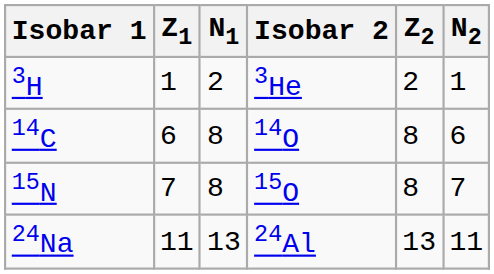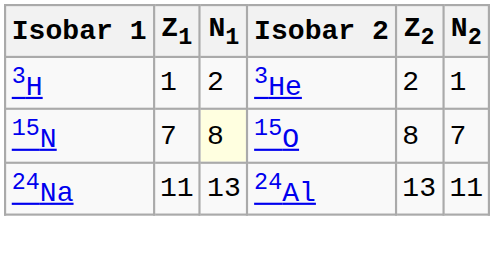- row: (277, 136)
(215, 189) no background -> (215, 136) lightyellow background
